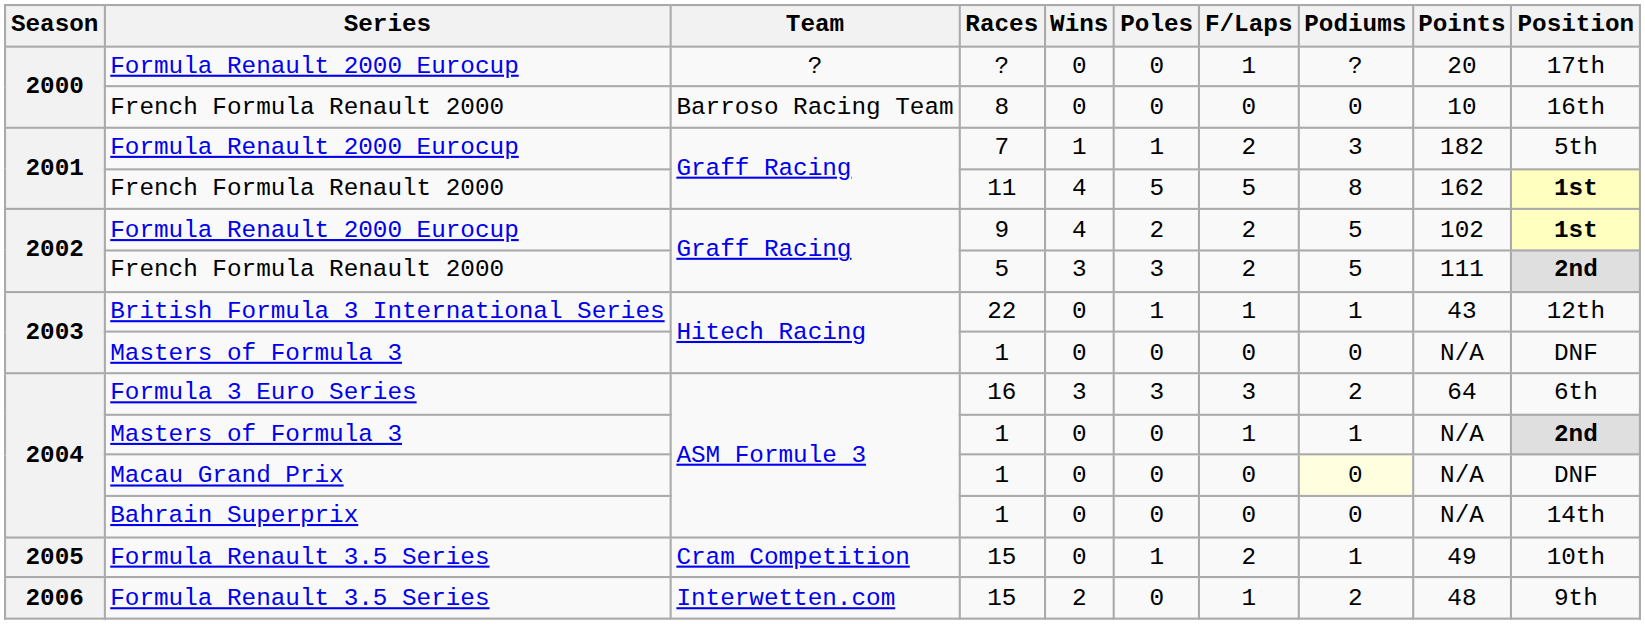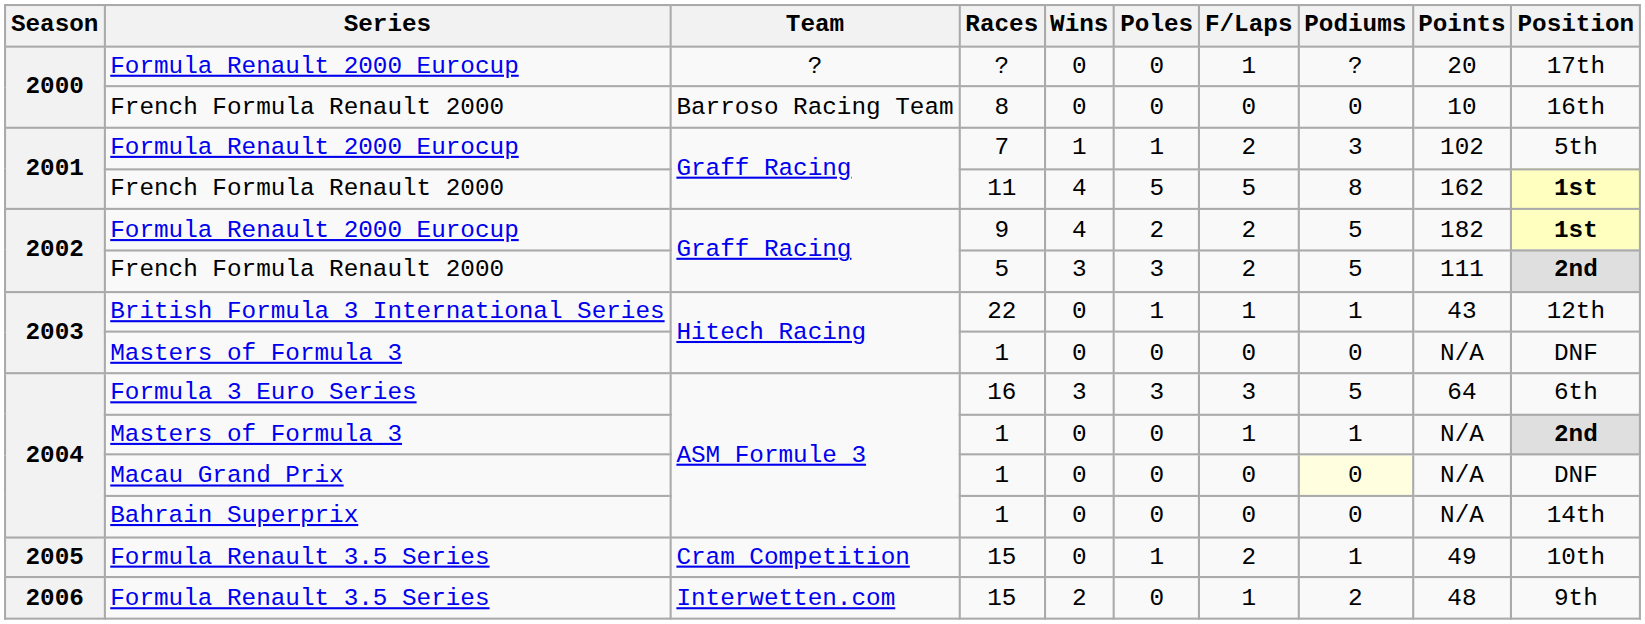(1462, 148) 182 -> (1462, 148) 102
(1462, 230) 102 -> (1462, 230) 182
(1355, 393) 2 -> (1355, 393) 5
